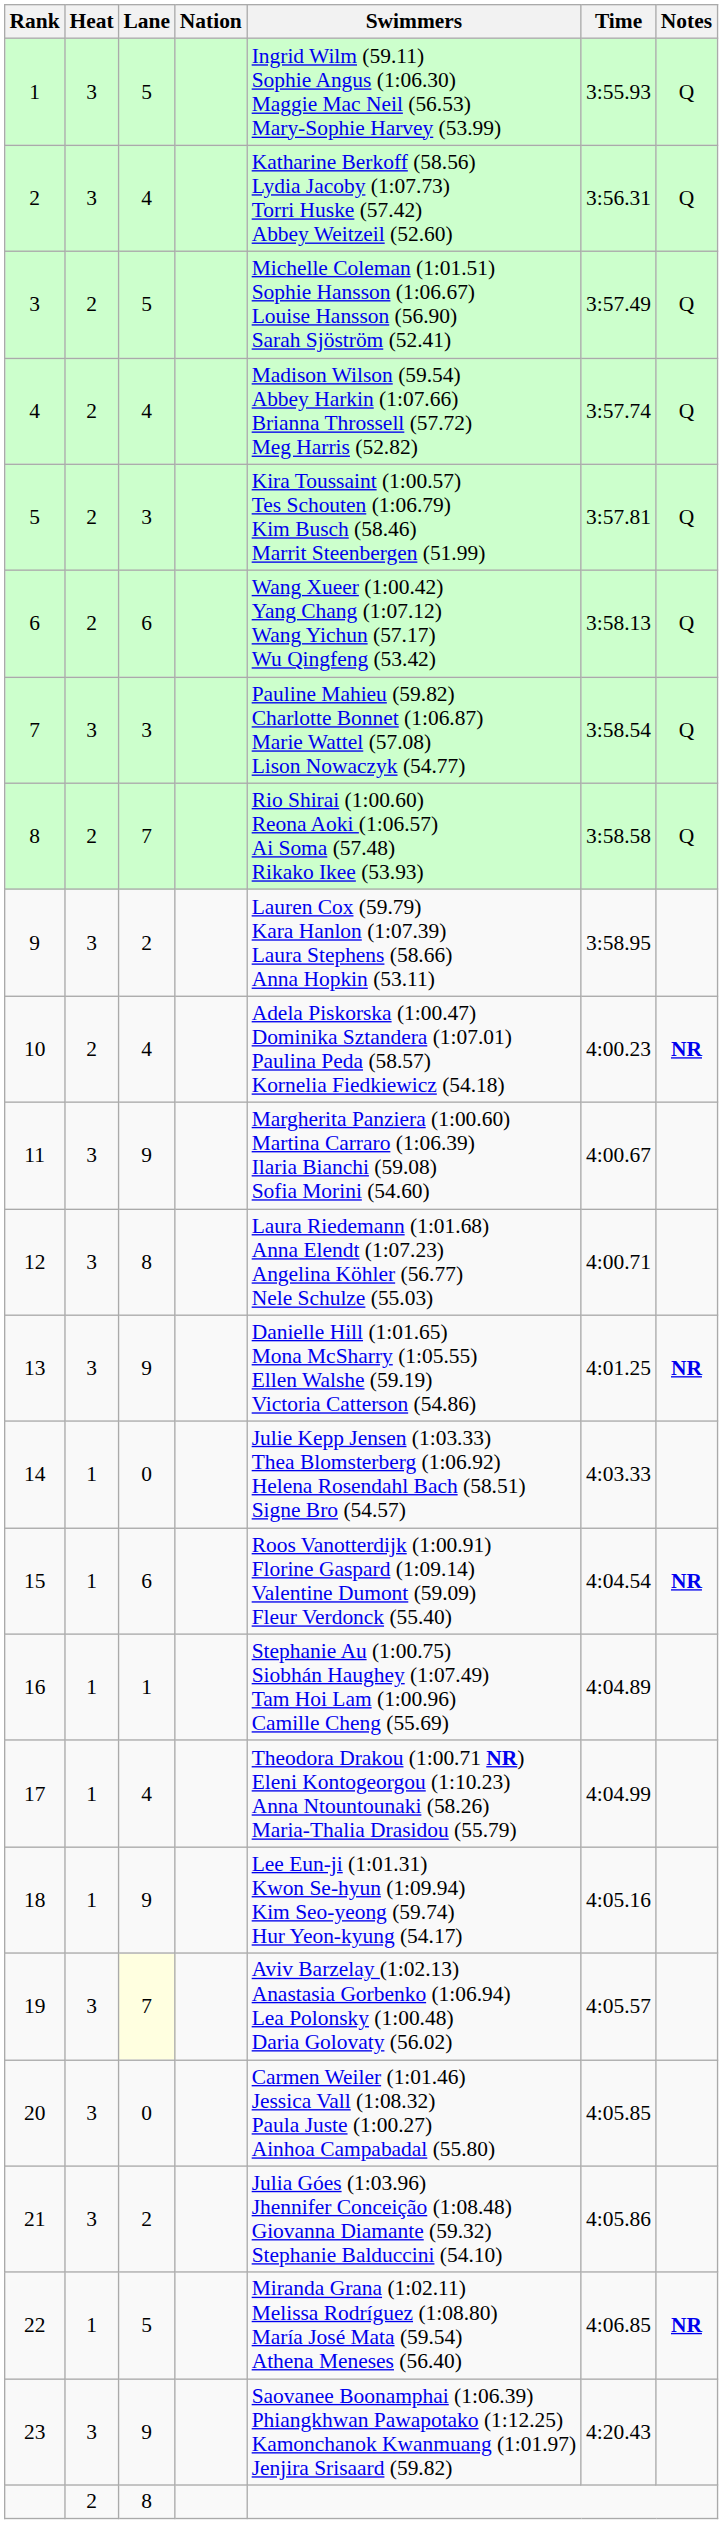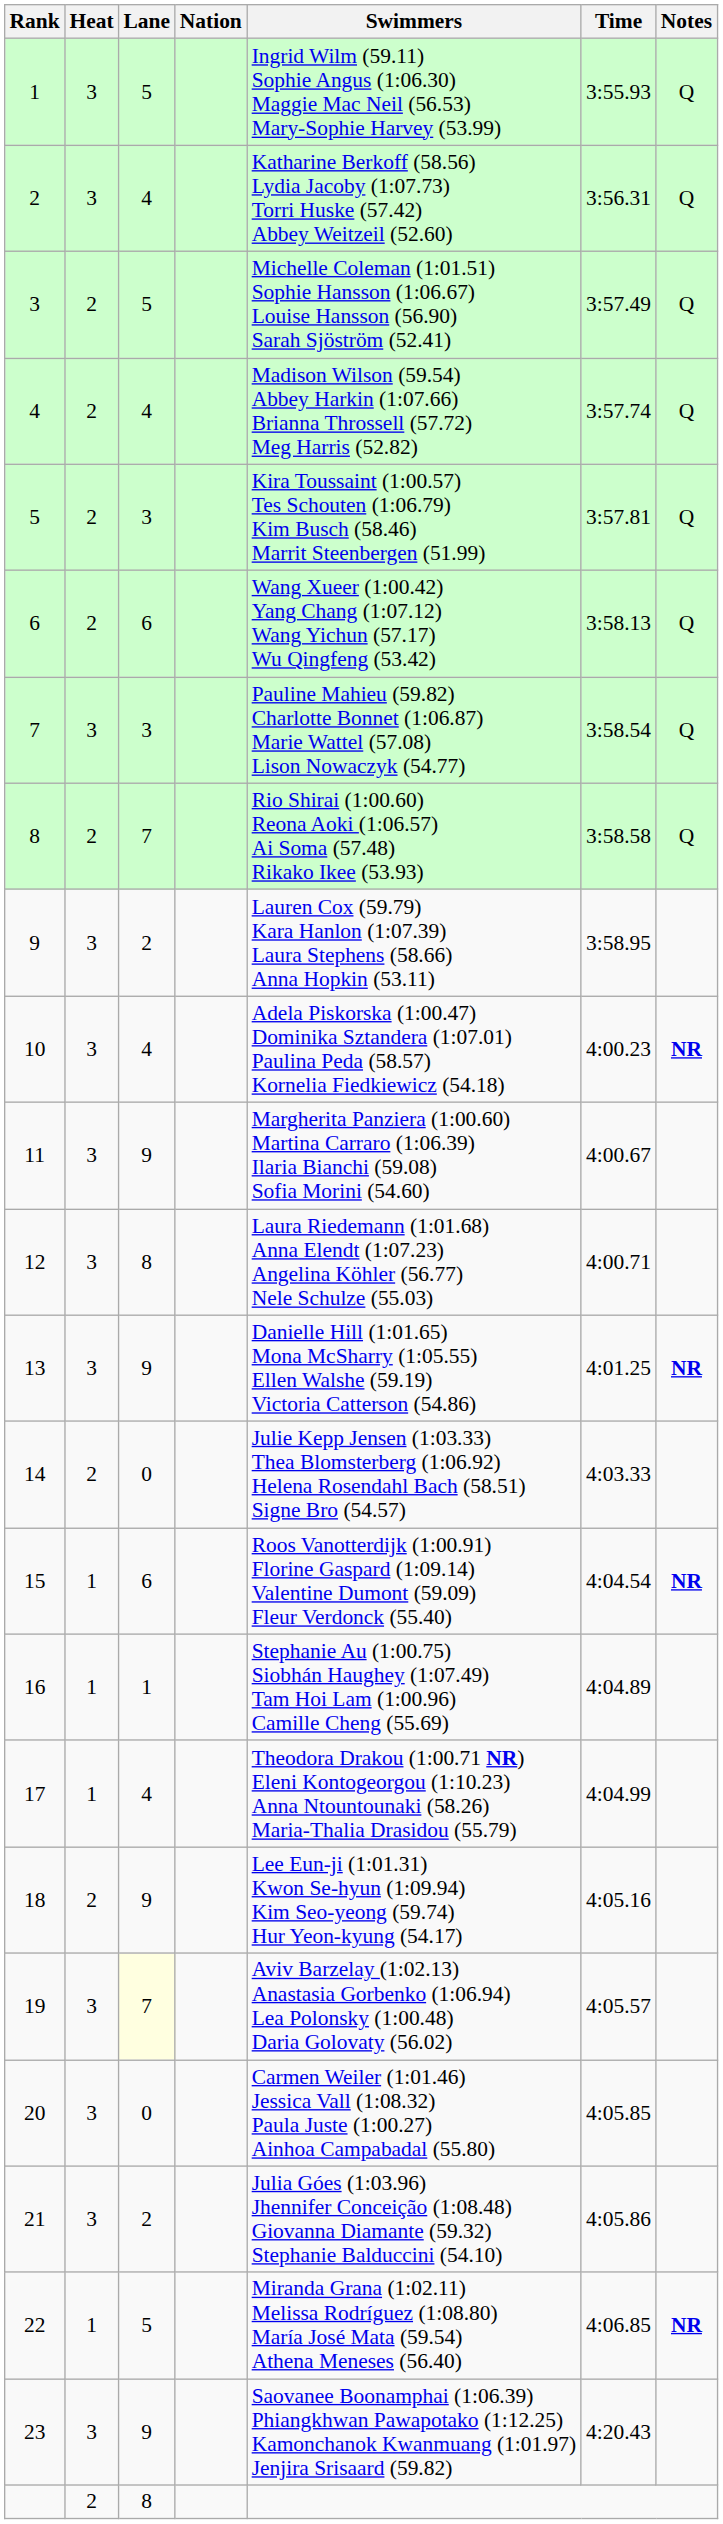(92, 1048) 2 -> (92, 1048) 3
(92, 1474) 1 -> (92, 1474) 2
(92, 1899) 1 -> (92, 1899) 2
